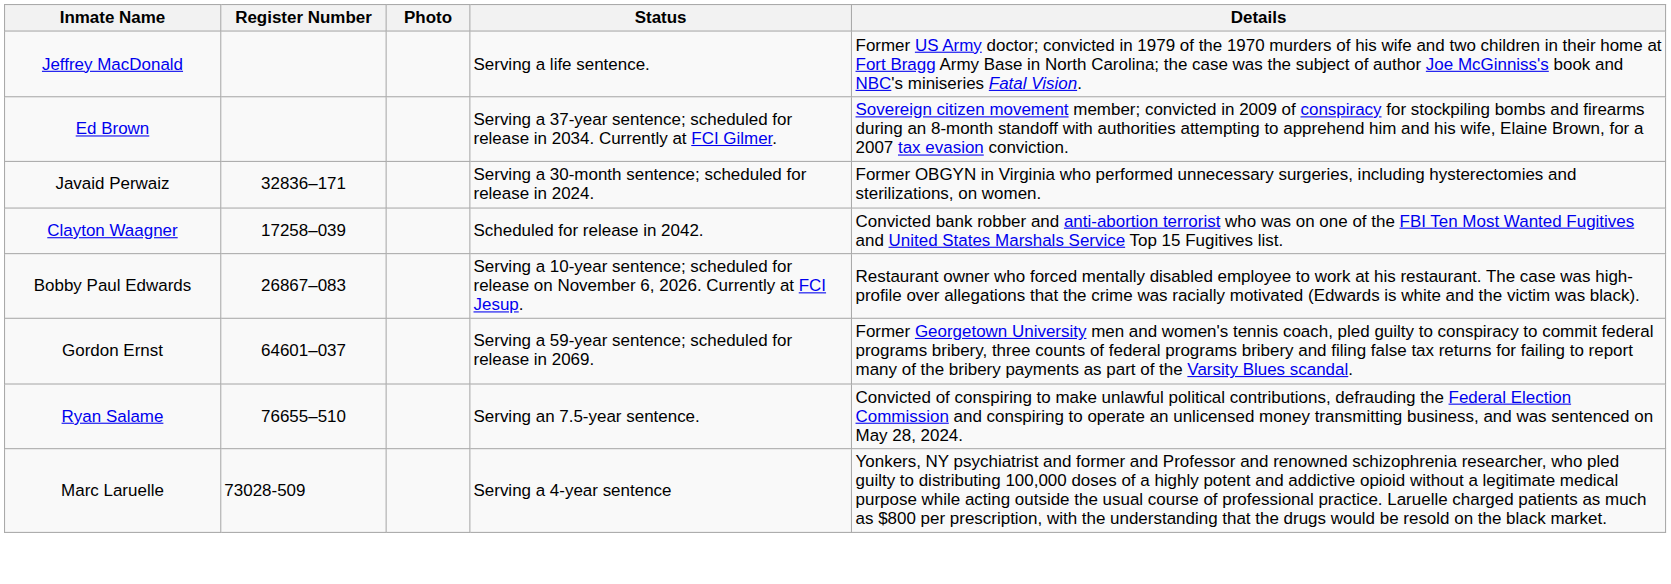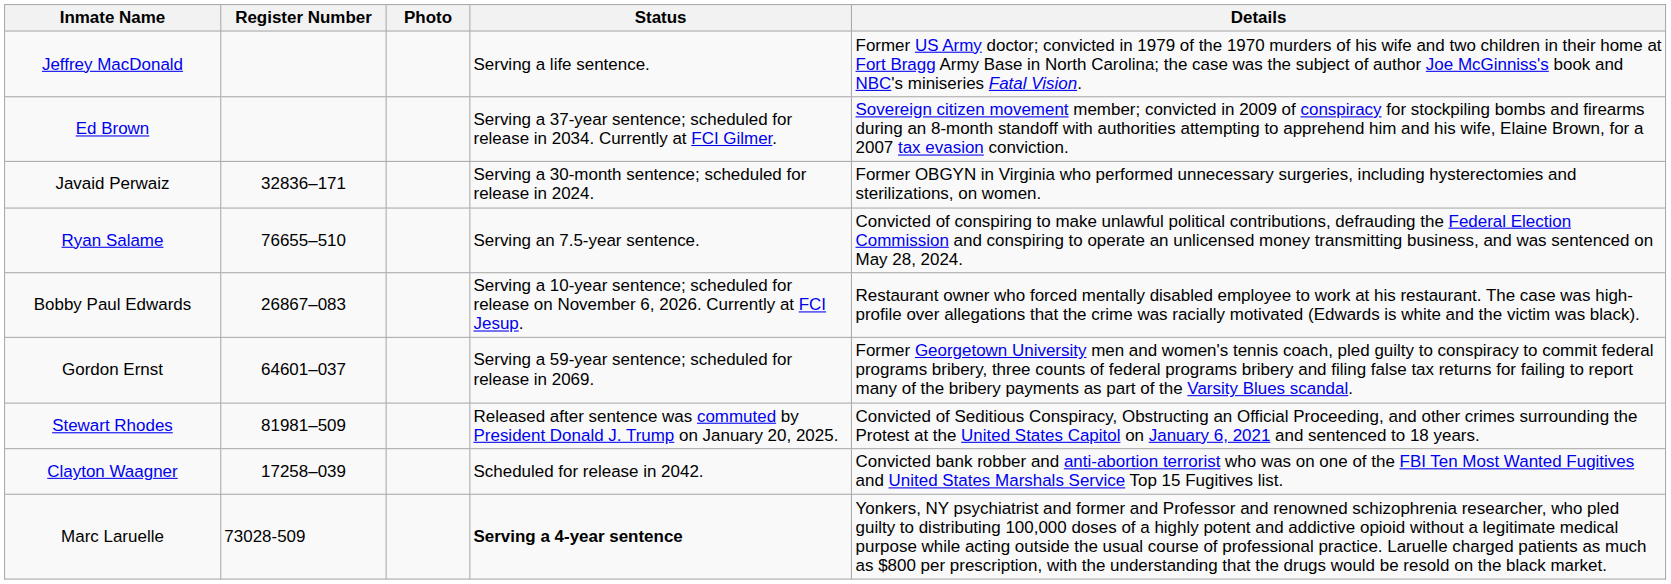rows swapped: (112, 230) <-> (112, 416)
+ row: (112, 425)
(572, 490) normal -> (578, 536) bold
